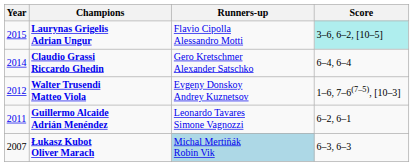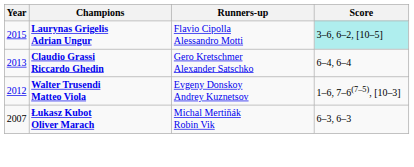(17, 63) 2014 -> (17, 63) 2013
- row: (70, 119)
(207, 147) lightblue background -> (207, 119) no background
